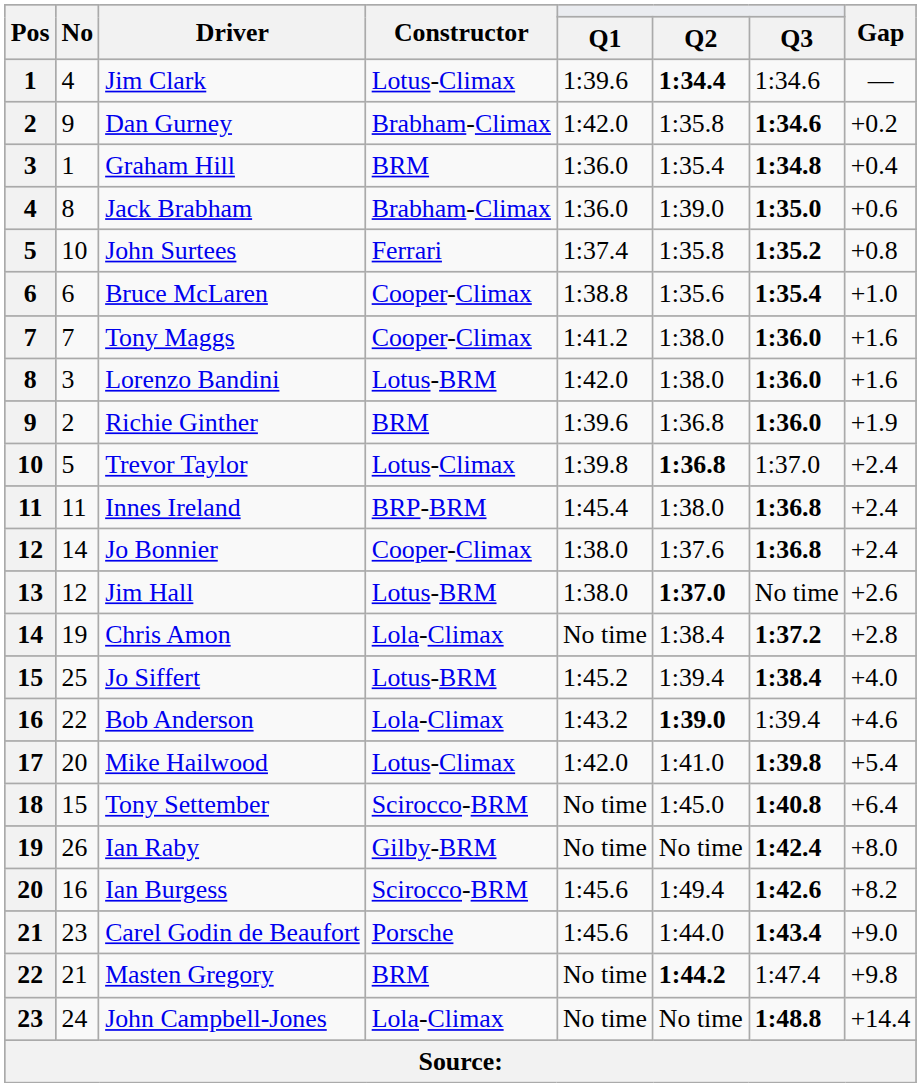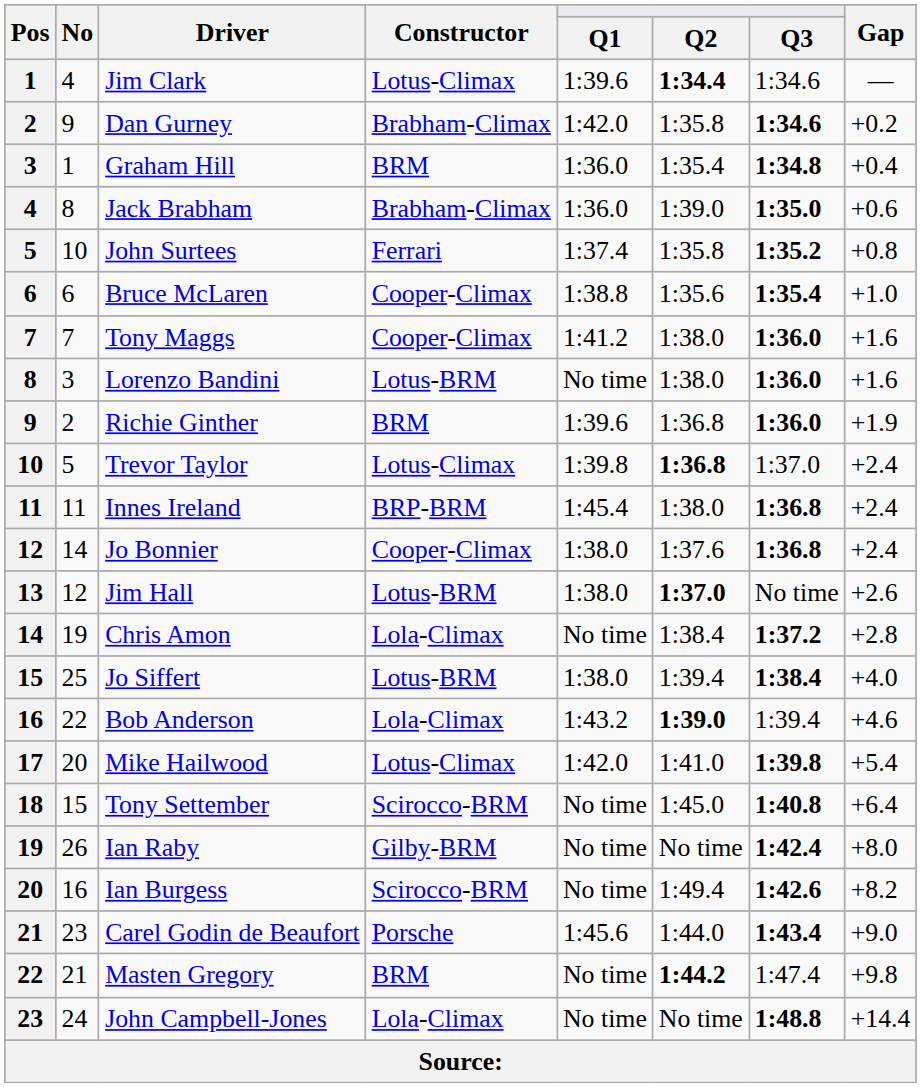(596, 378) 1:42.0 -> (605, 378) No time
(596, 677) 1:45.2 -> (596, 677) 1:38.0
(596, 890) 1:45.6 -> (605, 890) No time
